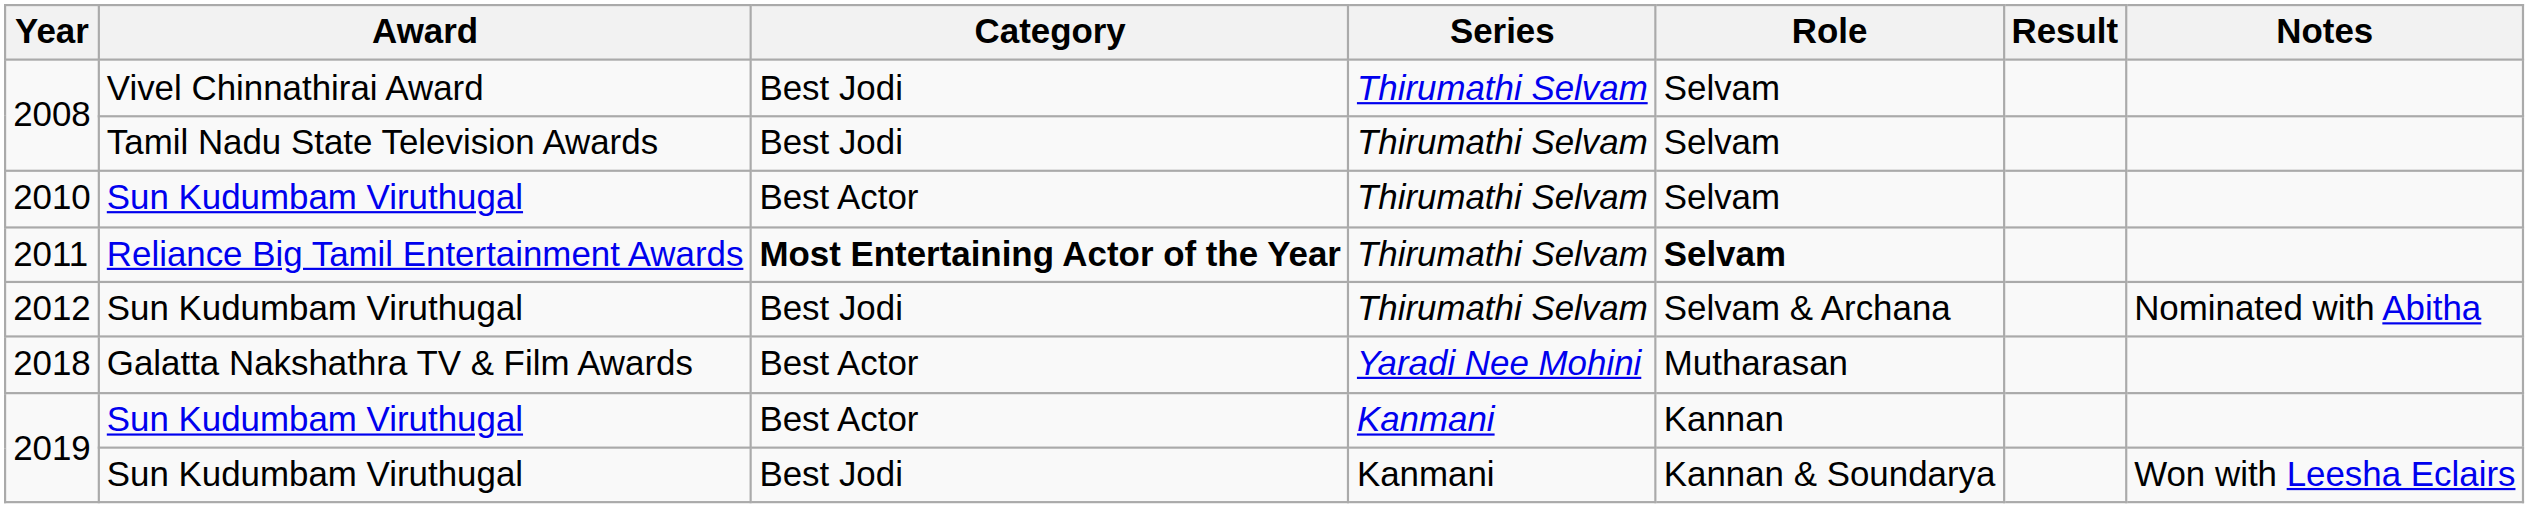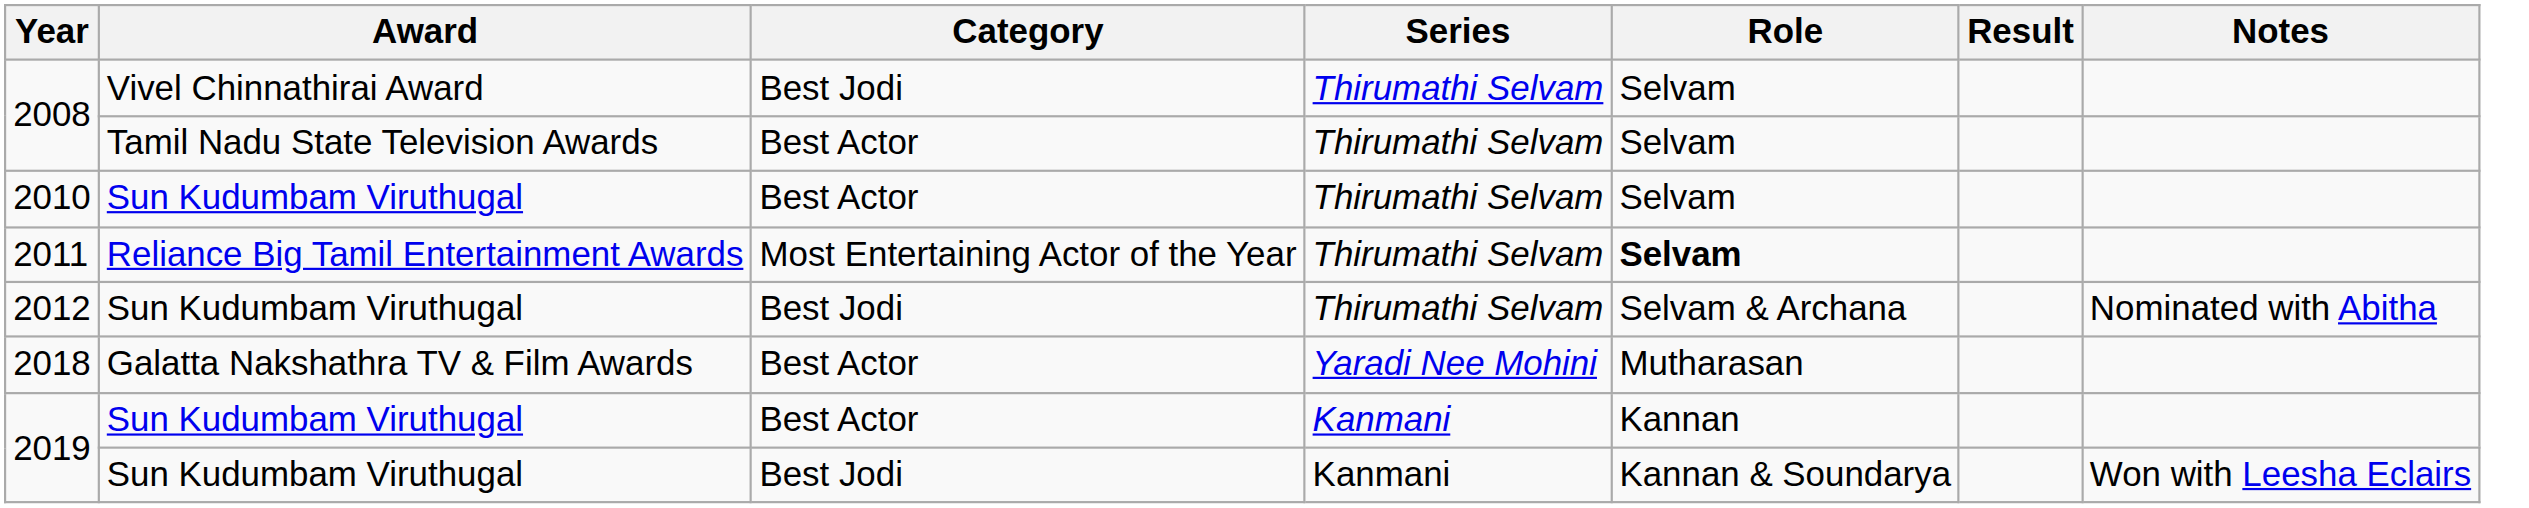(831, 142) Best Jodi -> (839, 142) Best Actor
(1050, 253) bold -> (1028, 253) normal
